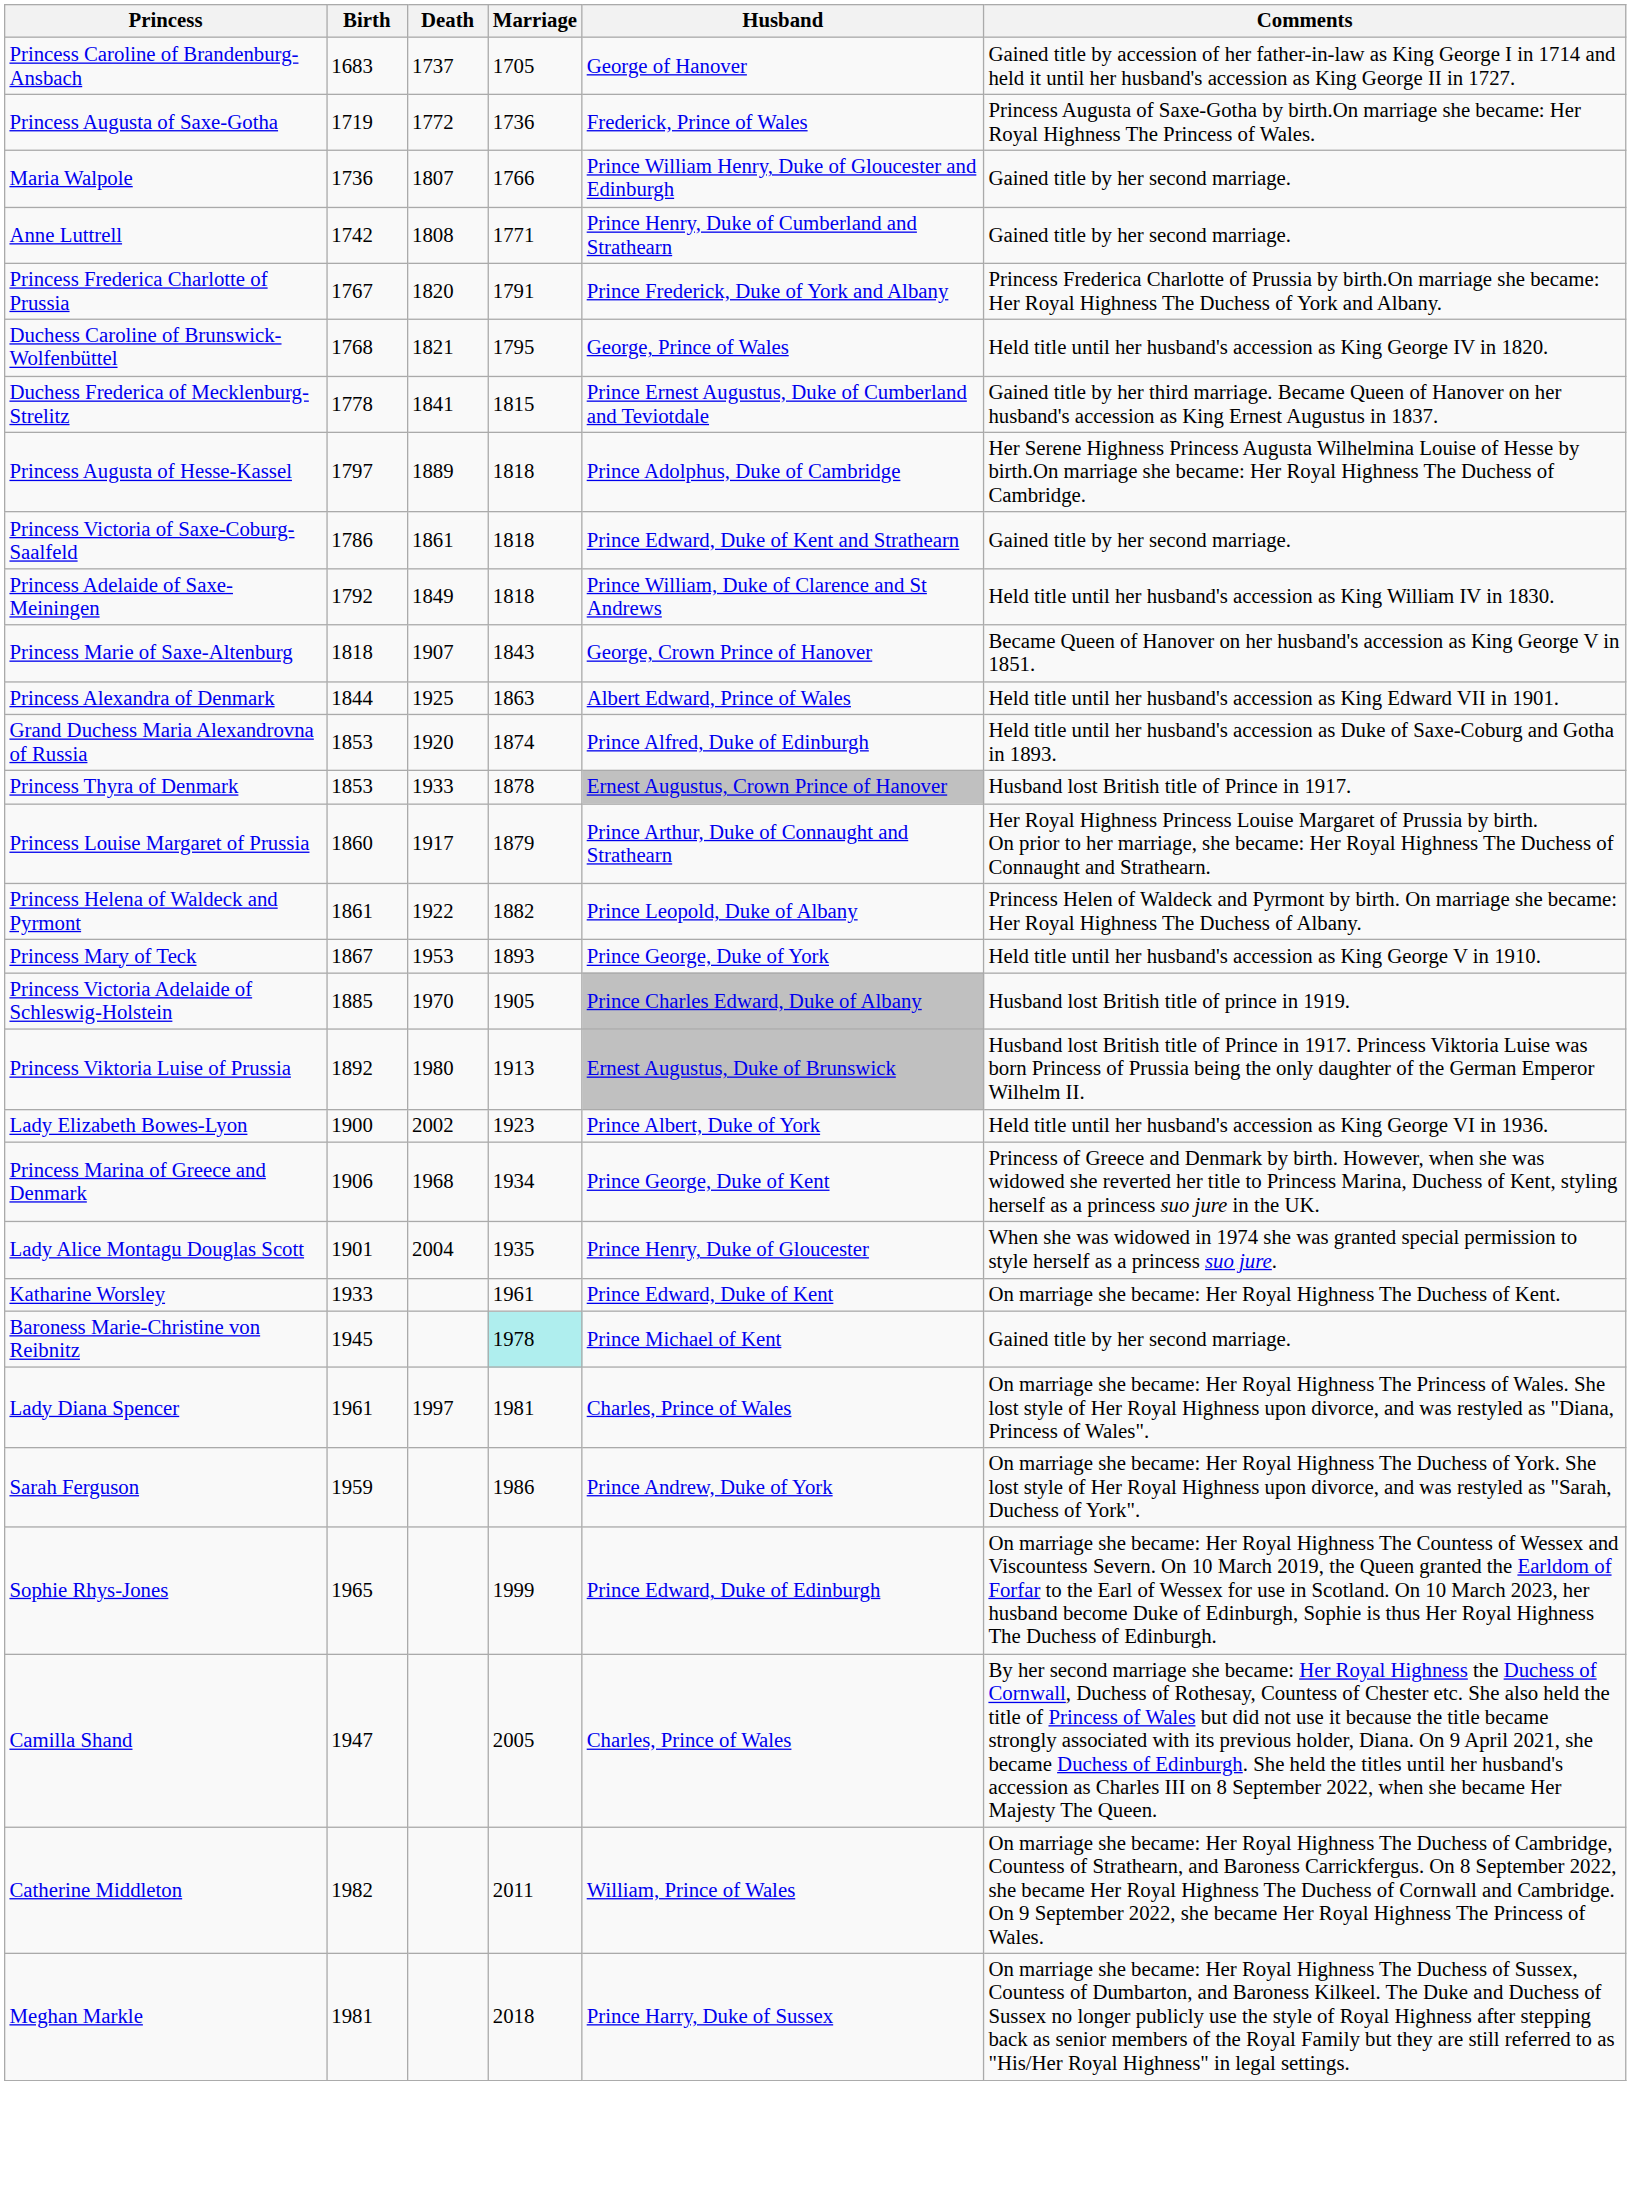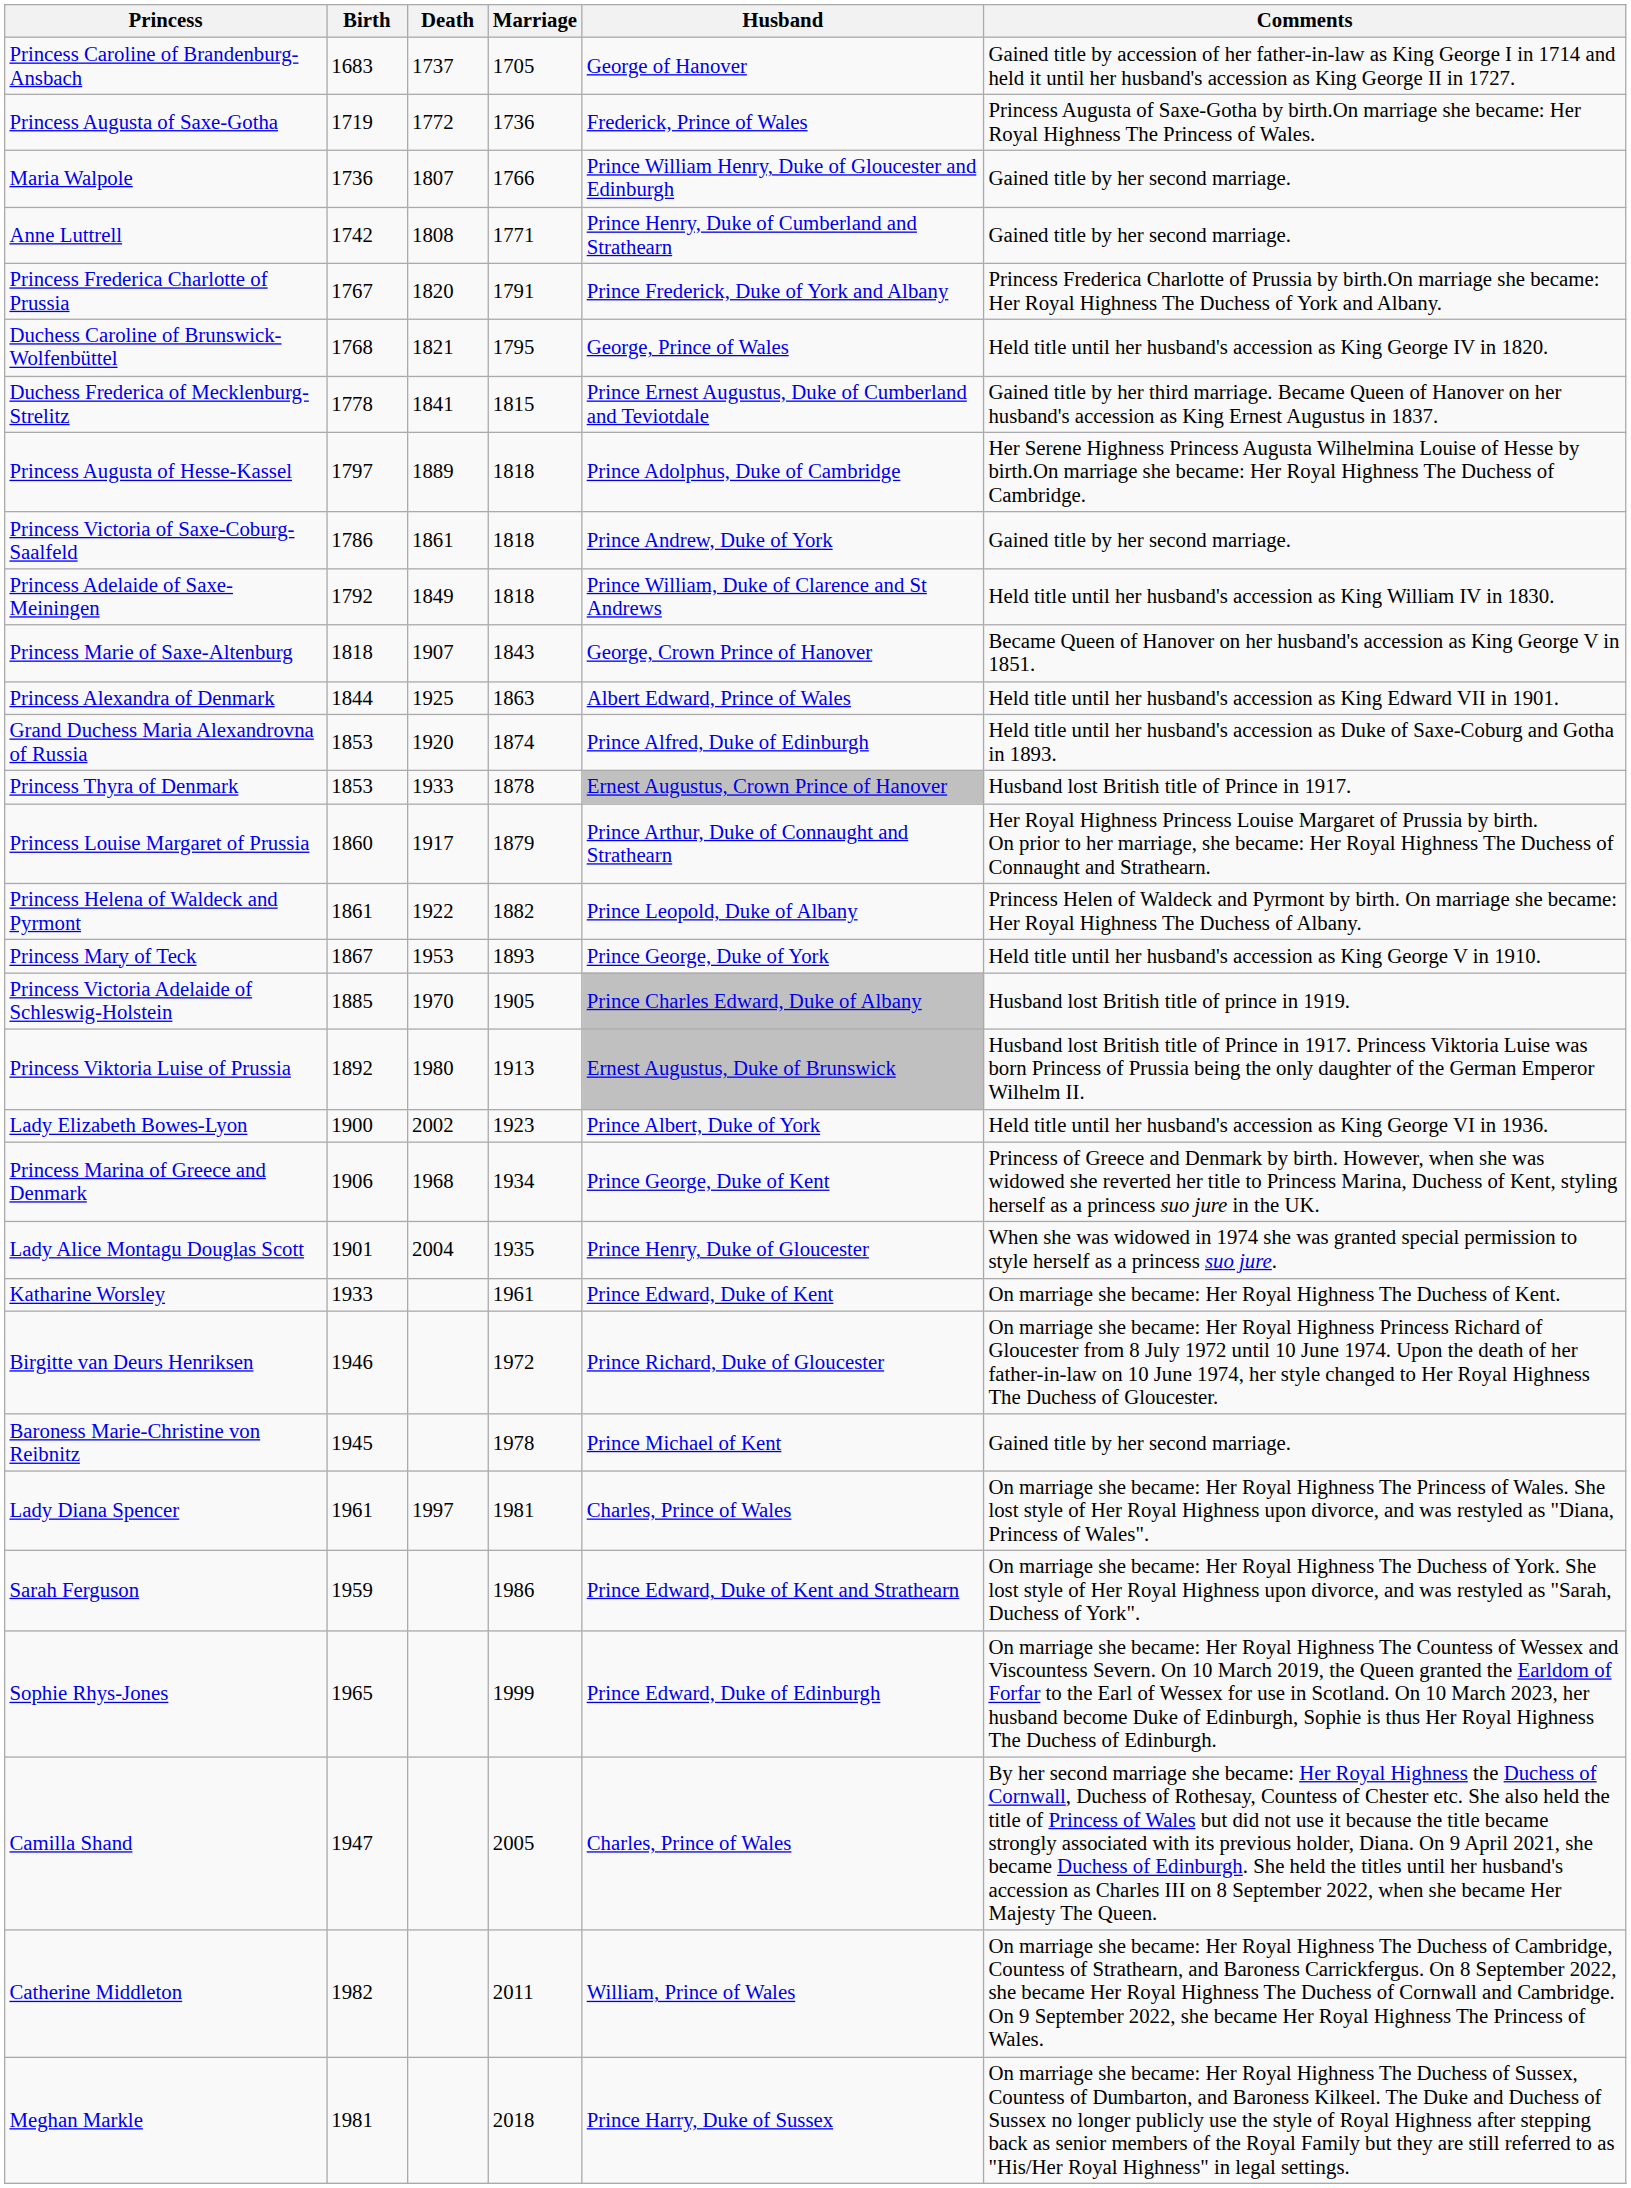(773, 540) Prince Edward, Duke of Kent and Strathearn -> (710, 540) Prince Andrew, Duke of York
+ row: (131, 1362)
(514, 1339) paleturquoise background -> (514, 1442) no background
(710, 1487) Prince Andrew, Duke of York -> (773, 1590) Prince Edward, Duke of Kent and Strathearn
